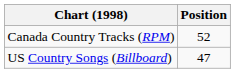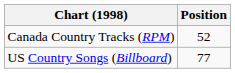(204, 57) 47 -> (204, 57) 77
